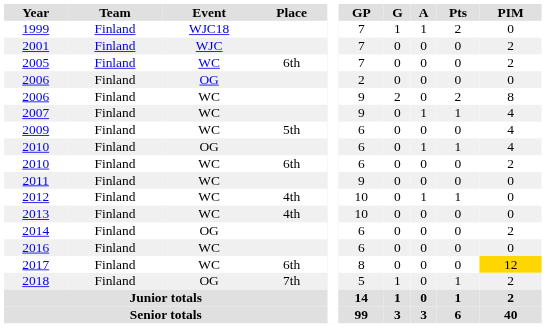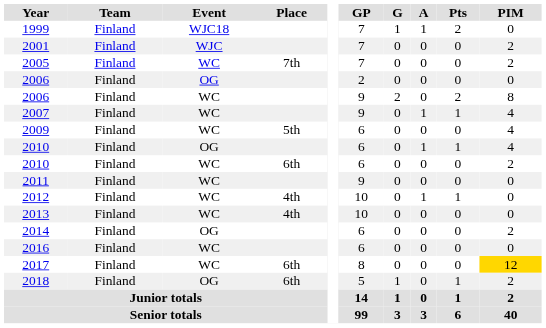(292, 62) 6th -> (292, 62) 7th
(292, 281) 7th -> (292, 281) 6th
